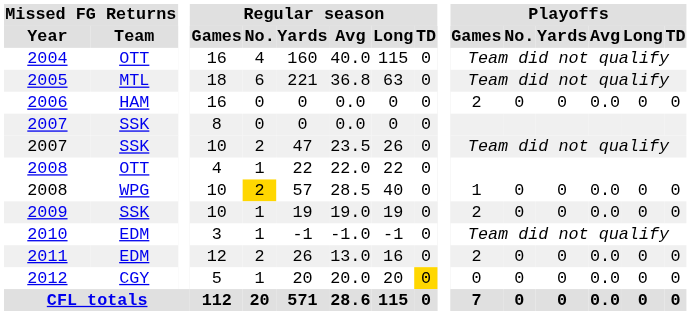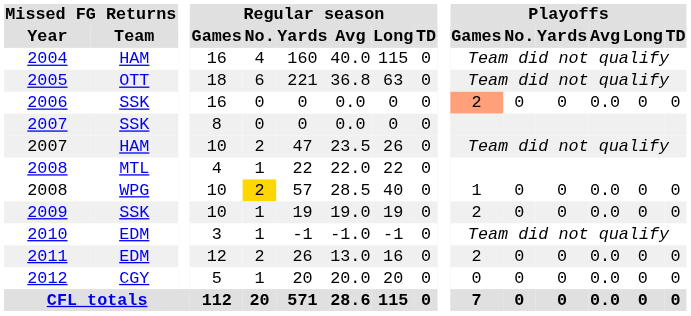(134, 59) OTT -> (134, 59) HAM
(134, 81) MTL -> (134, 81) OTT
(134, 103) HAM -> (134, 103) SSK
(476, 103) no background -> (476, 103) lightsalmon background
(134, 147) SSK -> (134, 147) HAM
(134, 168) OTT -> (134, 168) MTL
(426, 278) gold background -> (426, 278) no background
